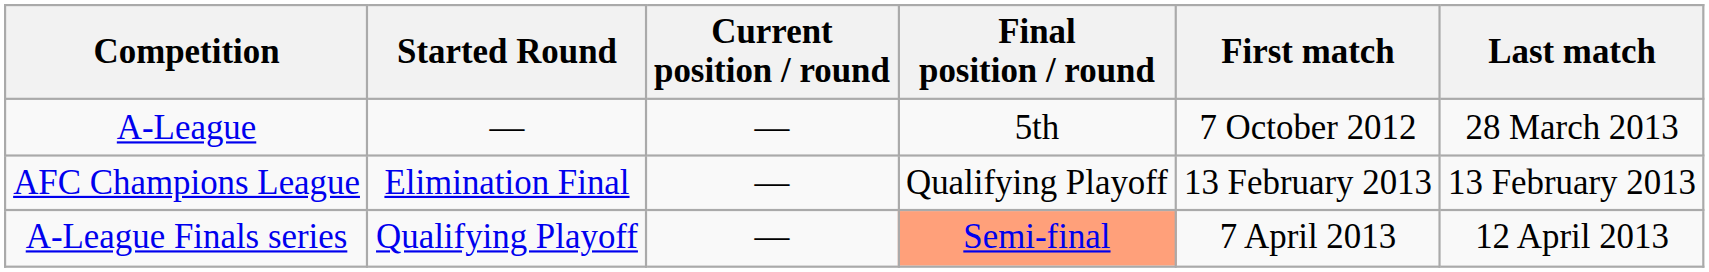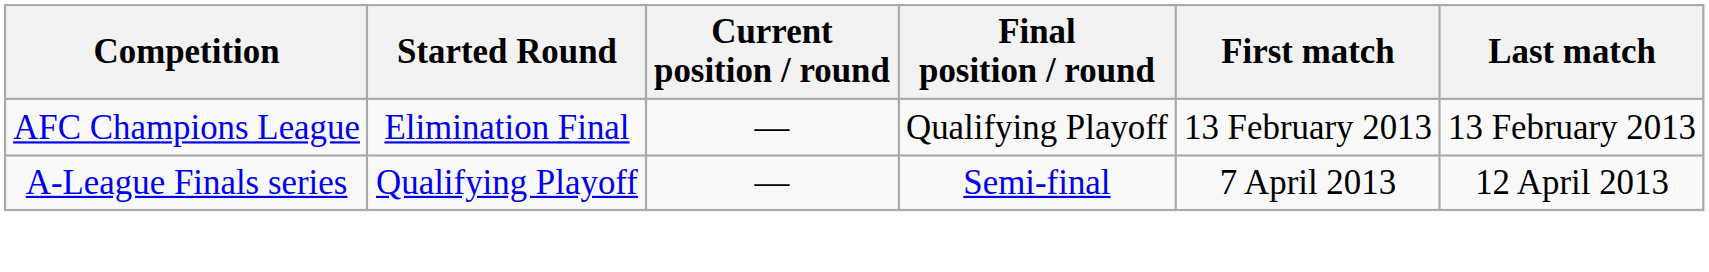- row: (187, 126)
(1037, 237) lightsalmon background -> (1037, 182) no background
